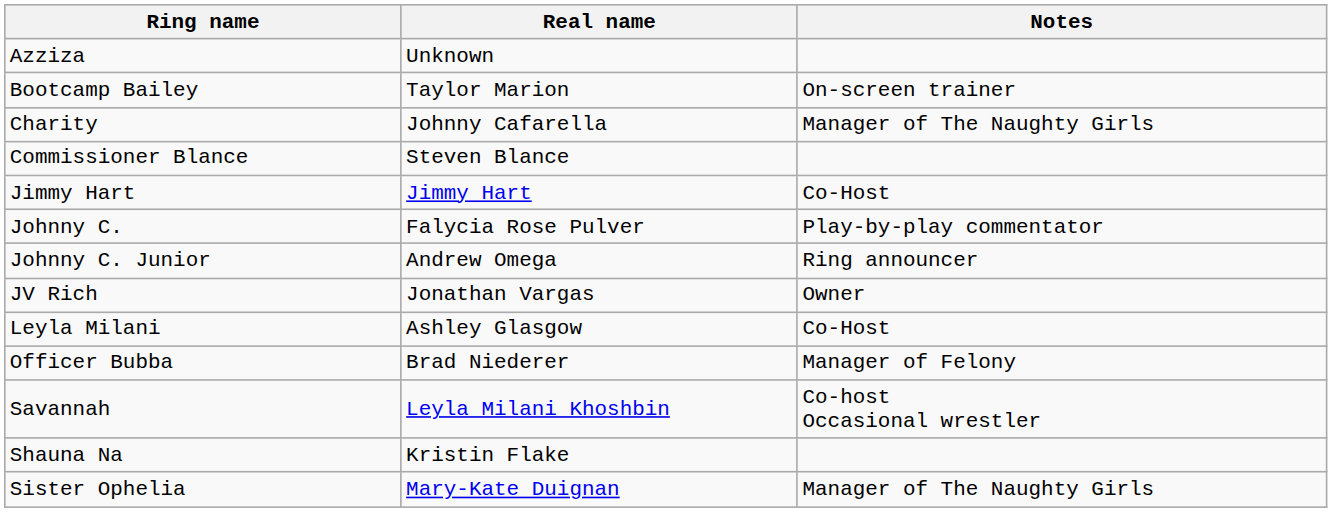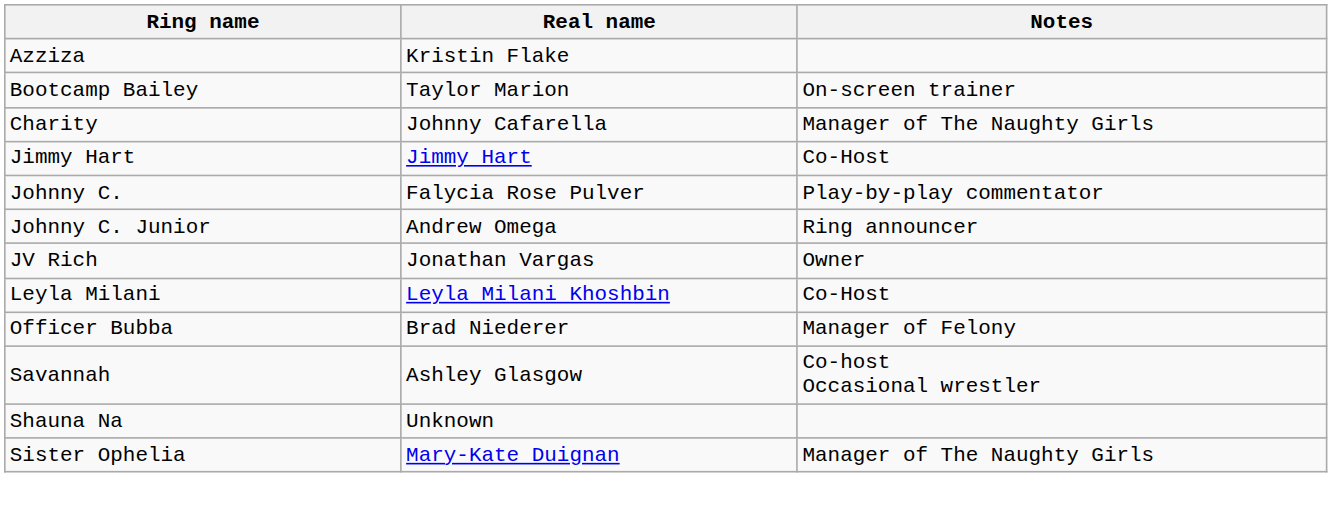(450, 56) Unknown -> (488, 56) Kristin Flake
- row: (129, 158)
(494, 329) Ashley Glasgow -> (538, 295) Leyla Milani Khoshbin
(538, 409) Leyla Milani Khoshbin -> (494, 375) Ashley Glasgow
(488, 455) Kristin Flake -> (450, 421) Unknown
